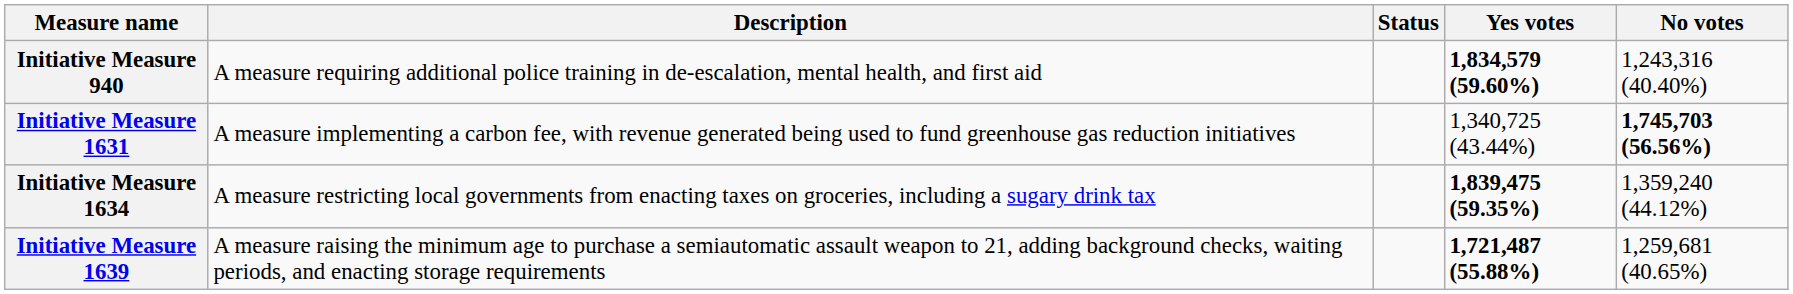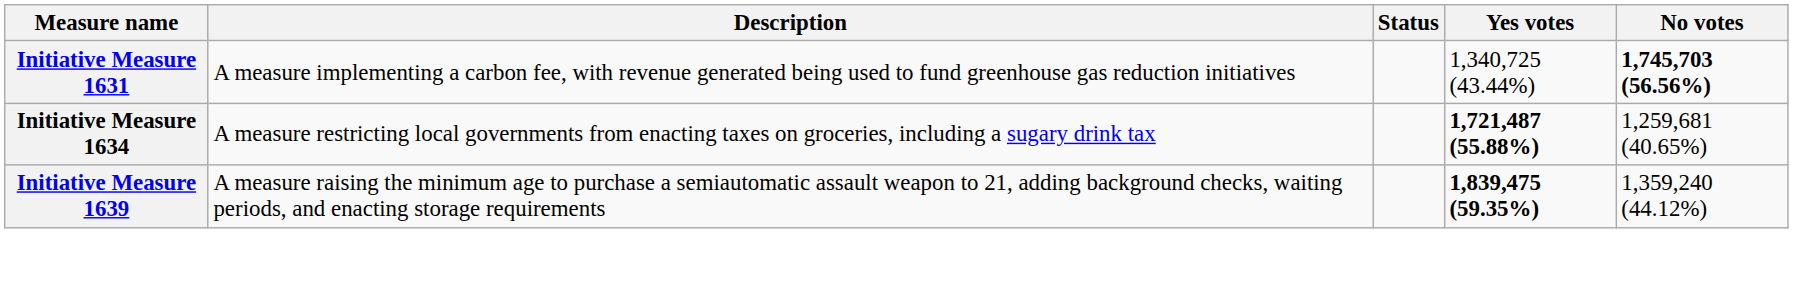- row: (106, 71)
(1495, 195) 1,839,475 (59.35%) -> (1495, 133) 1,721,487 (55.88%)
(1667, 195) 1,359,240 (44.12%) -> (1667, 133) 1,259,681 (40.65%)
(1495, 257) 1,721,487 (55.88%) -> (1495, 195) 1,839,475 (59.35%)
(1667, 257) 1,259,681 (40.65%) -> (1667, 195) 1,359,240 (44.12%)
